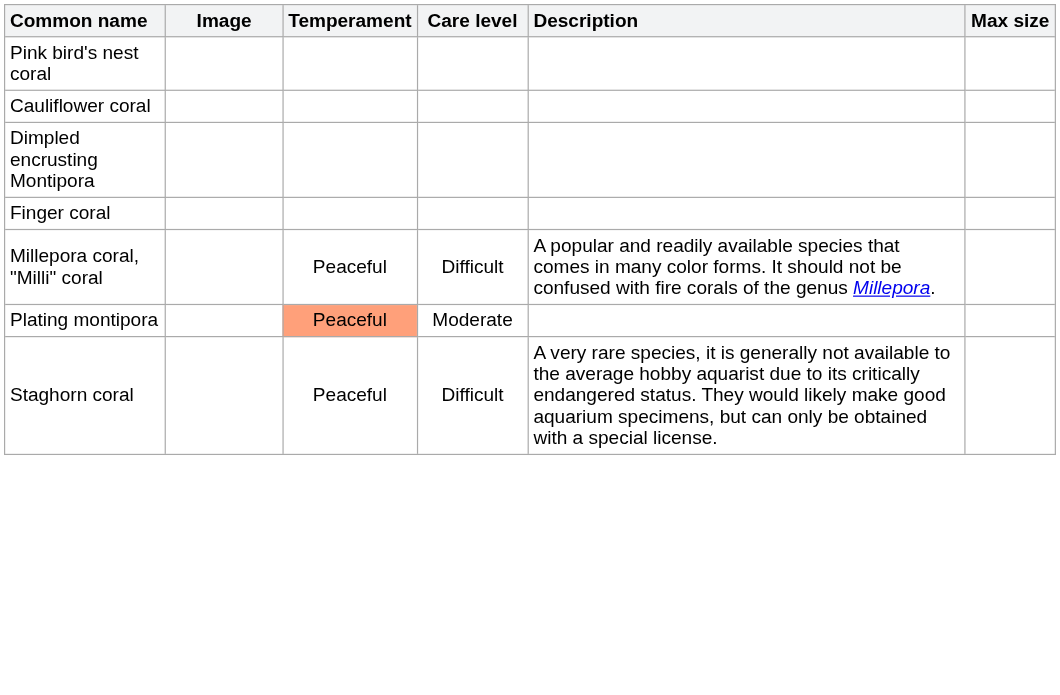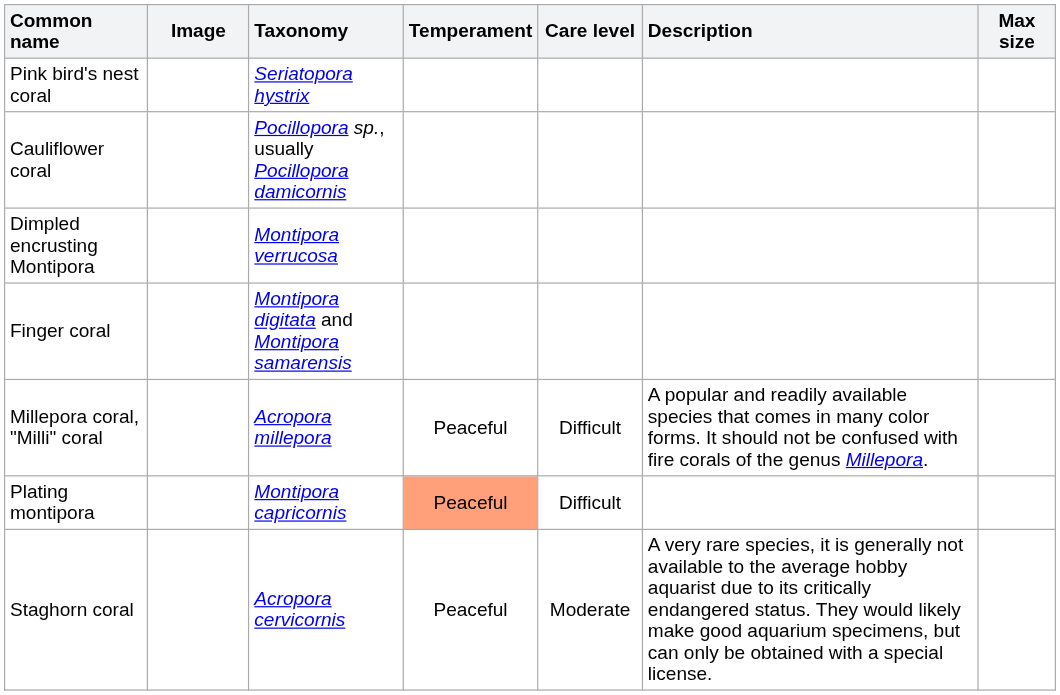+ column: (301, 31)
(473, 320) Moderate -> (590, 502) Difficult
(473, 395) Difficult -> (590, 609) Moderate
